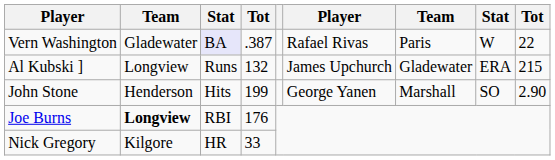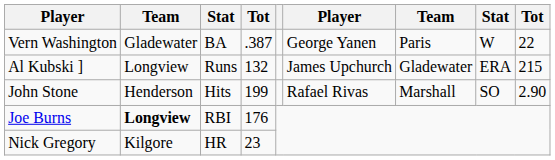(216, 42) lavender background -> (216, 42) no background
(328, 42) Rafael Rivas -> (332, 42) George Yanen
(332, 92) George Yanen -> (328, 92) Rafael Rivas
(252, 142) 33 -> (252, 142) 23
